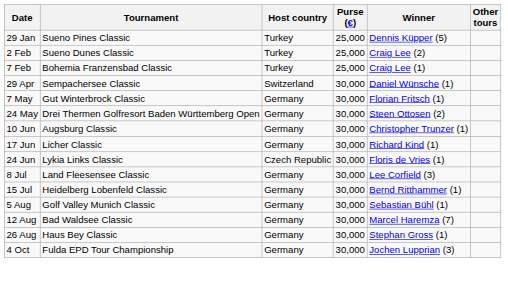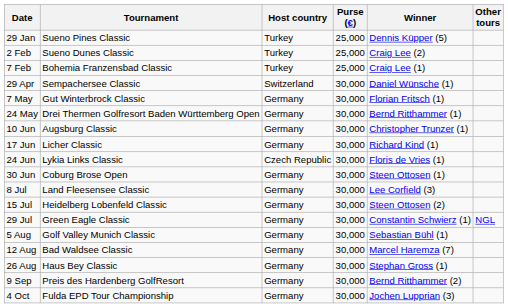(407, 114) Steen Ottosen (2) -> (415, 114) Bernd Ritthammer (1)
+ row: (21, 174)
(415, 190) Bernd Ritthammer (1) -> (407, 205) Steen Ottosen (2)
+ row: (19, 220)
+ row: (19, 281)
